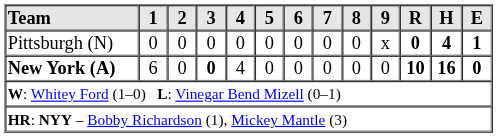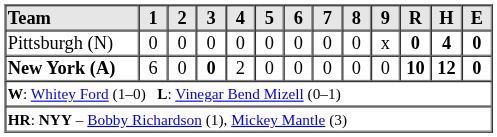(477, 43) 1 -> (477, 43) 0
(240, 68) 4 -> (240, 68) 2
(447, 68) 16 -> (447, 68) 12
